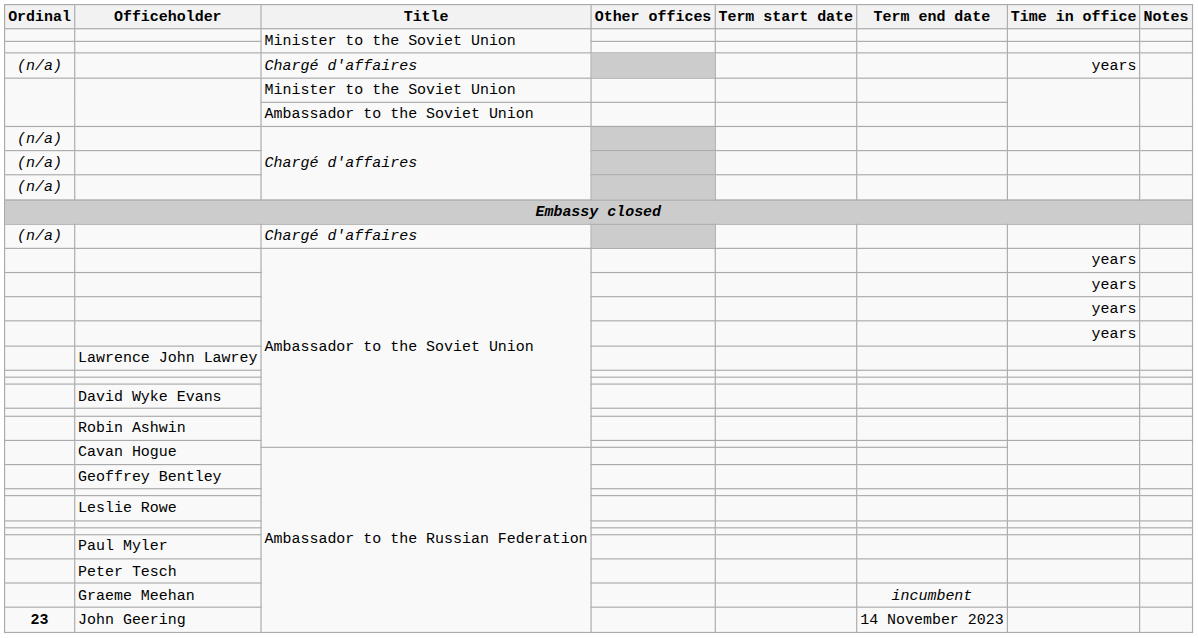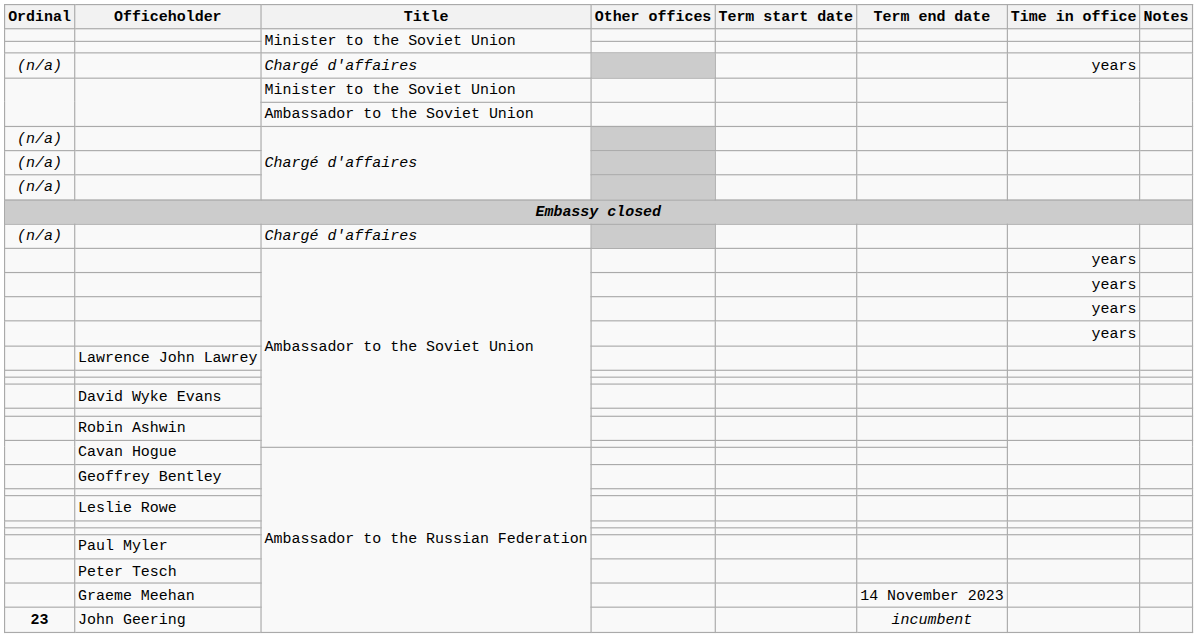(932, 595) incumbent -> (932, 595) 14 November 2023
(932, 620) 14 November 2023 -> (932, 620) incumbent
